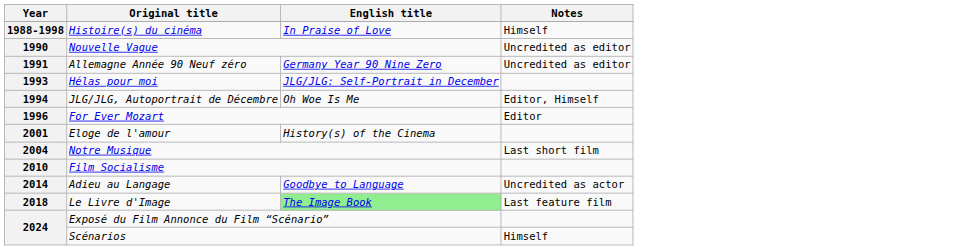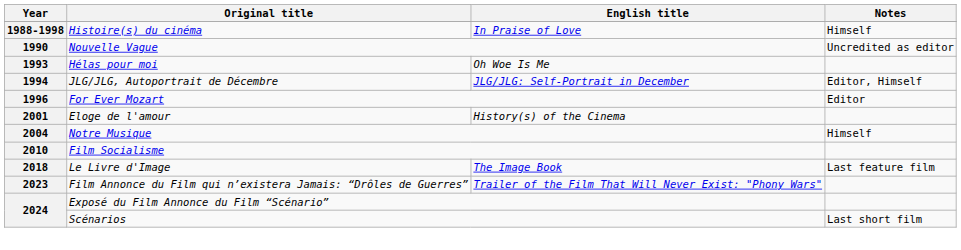- row: (35, 64)
(391, 82) JLG/JLG: Self-Portrait in December -> (511, 64) Oh Woe Is Me
(321, 99) Oh Woe Is Me -> (581, 82) JLG/JLG: Self-Portrait in December
(551, 150) Last short film -> (849, 133) Himself
- row: (35, 185)
(328, 202) lightgreen background -> (518, 167) no background
+ row: (35, 185)
(526, 236) Himself -> (875, 219) Last short film
